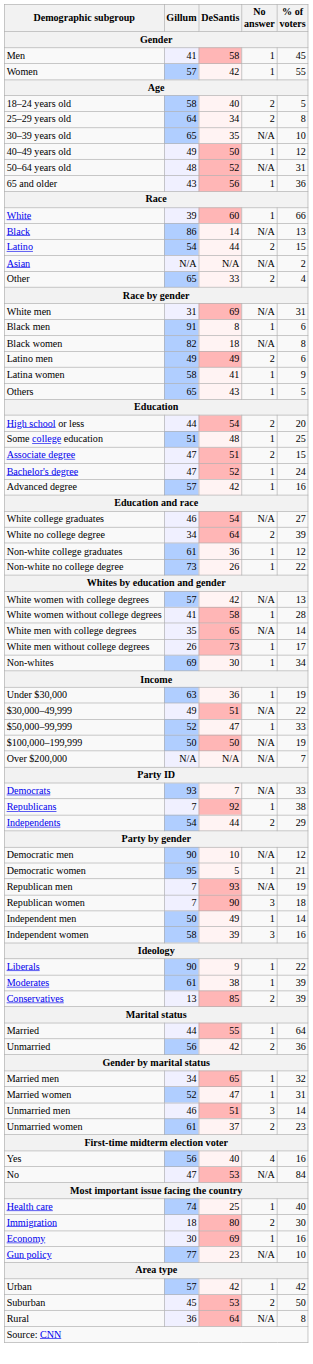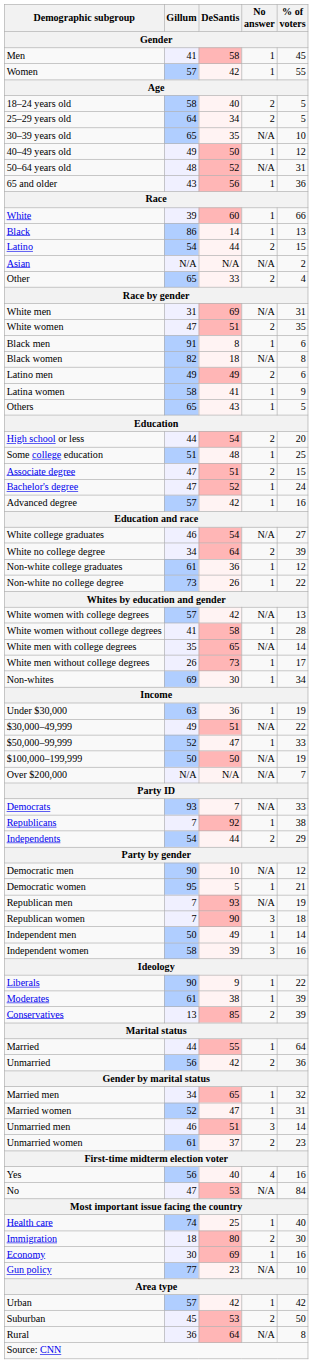(303, 119) 8 -> (303, 119) 5
(266, 231) N/A -> (272, 231) 1
+ row: (35, 327)
